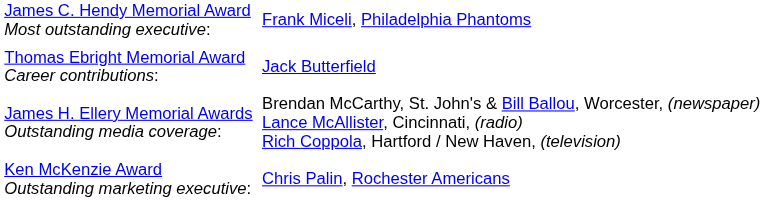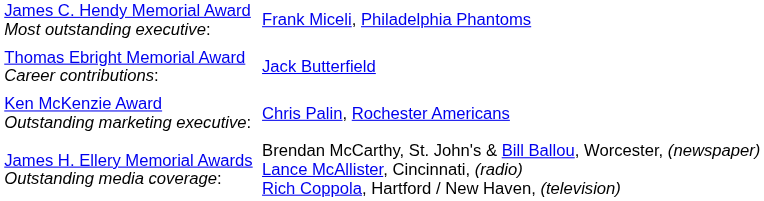rows swapped: (128, 122) <-> (128, 179)
